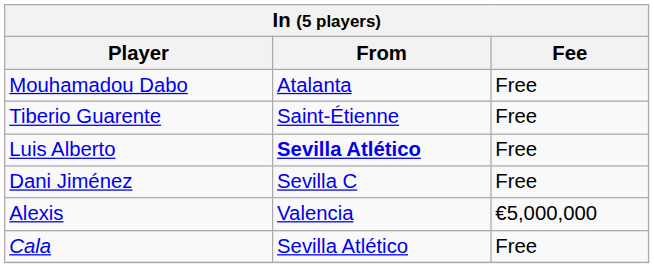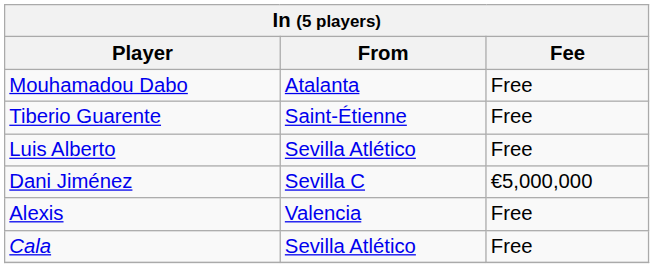(349, 149) bold -> (350, 149) normal
(516, 181) Free -> (542, 181) €5,000,000
(546, 213) €5,000,000 -> (512, 213) Free
